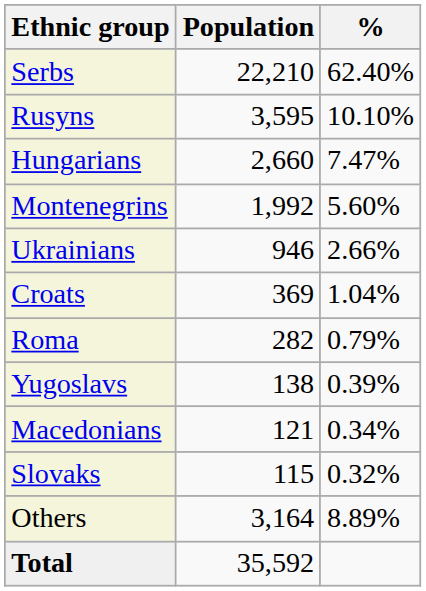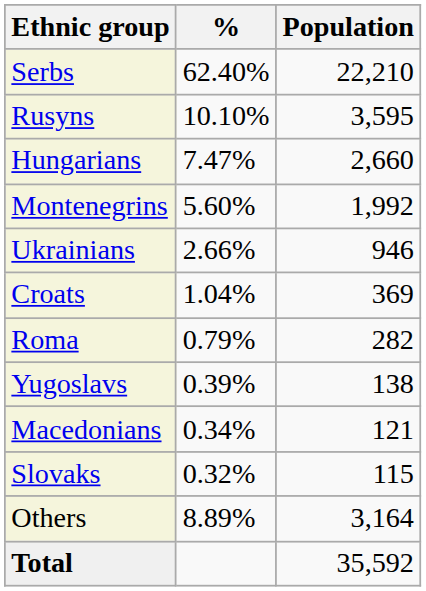columns swapped: (248, 26) <-> (370, 26)
